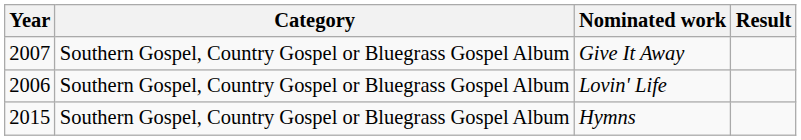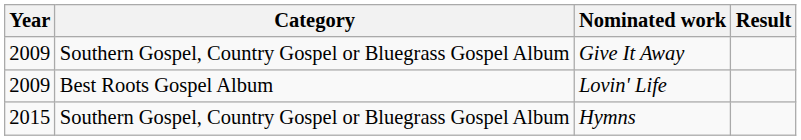(30, 53) 2007 -> (30, 53) 2009
(30, 85) 2006 -> (30, 85) 2009
(315, 85) Southern Gospel, Country Gospel or Bluegrass Gospel Album -> (166, 85) Best Roots Gospel Album
